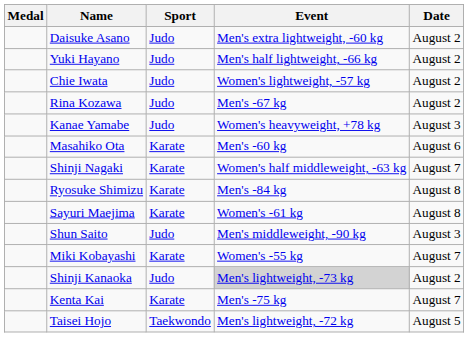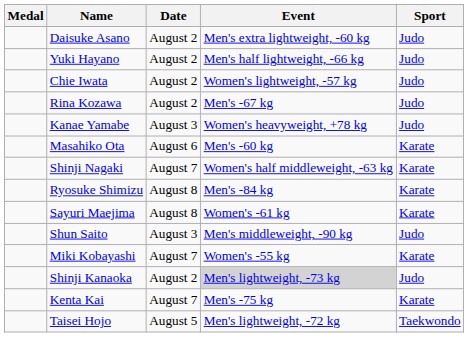columns swapped: (180, 15) <-> (437, 15)
